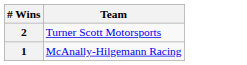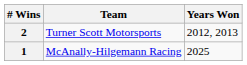+ column: (213, 14)
